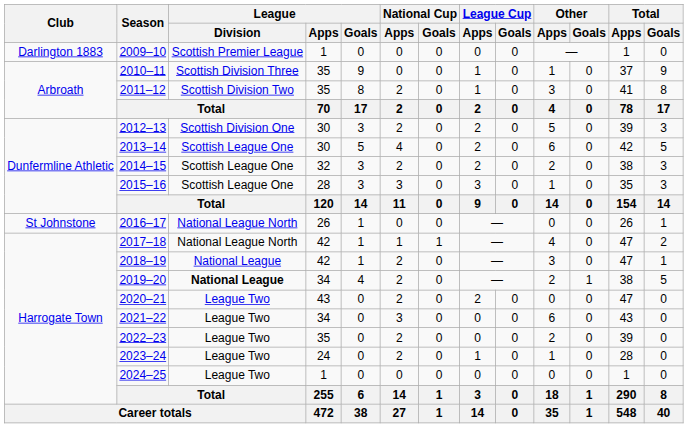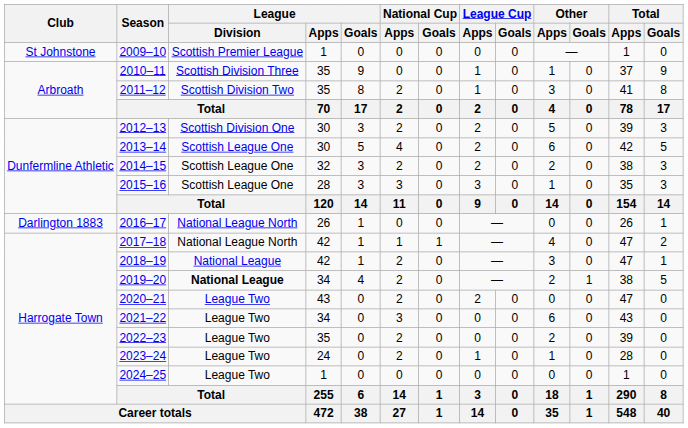(60, 52) Darlington 1883 -> (60, 52) St Johnstone
(60, 223) St Johnstone -> (60, 223) Darlington 1883
